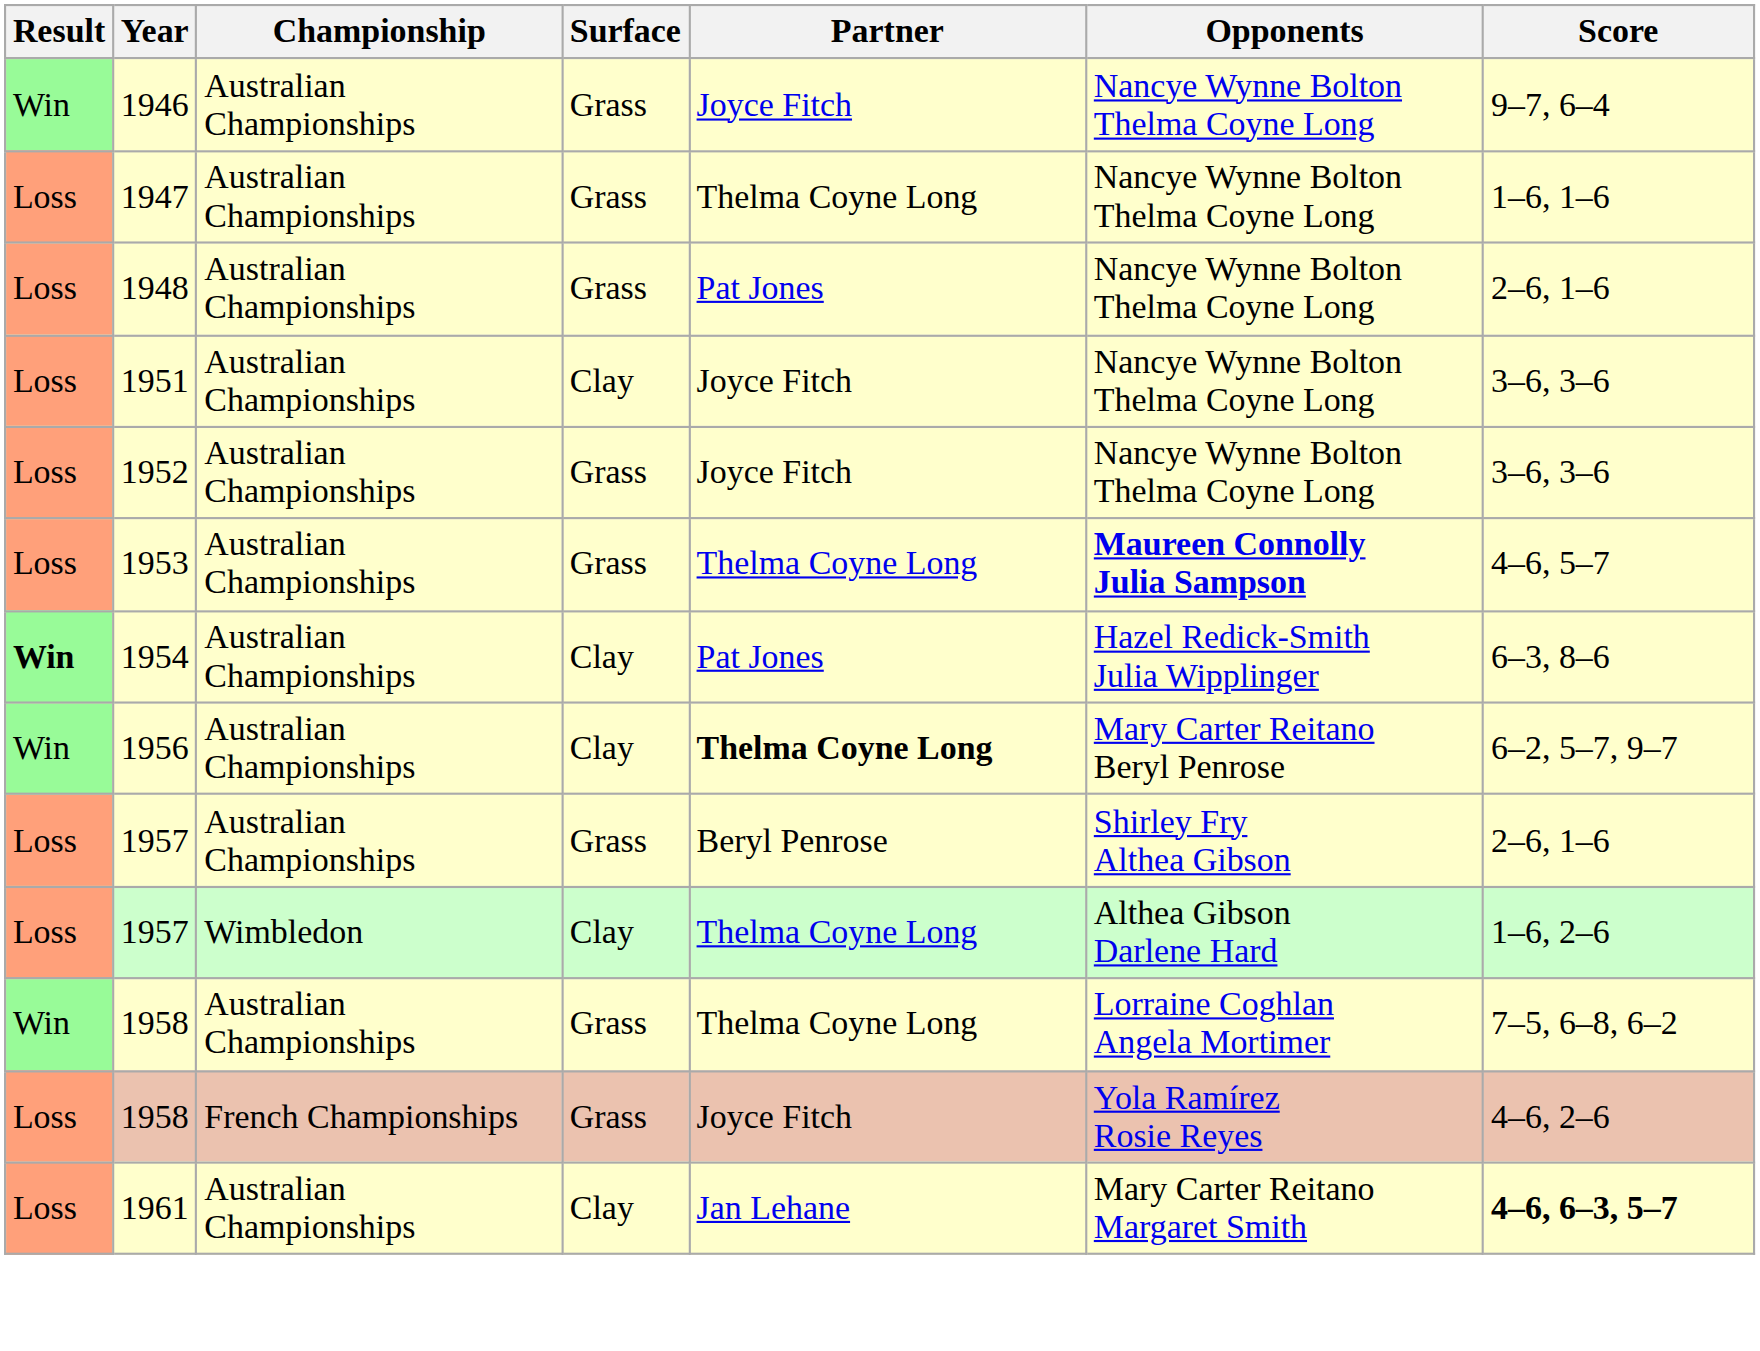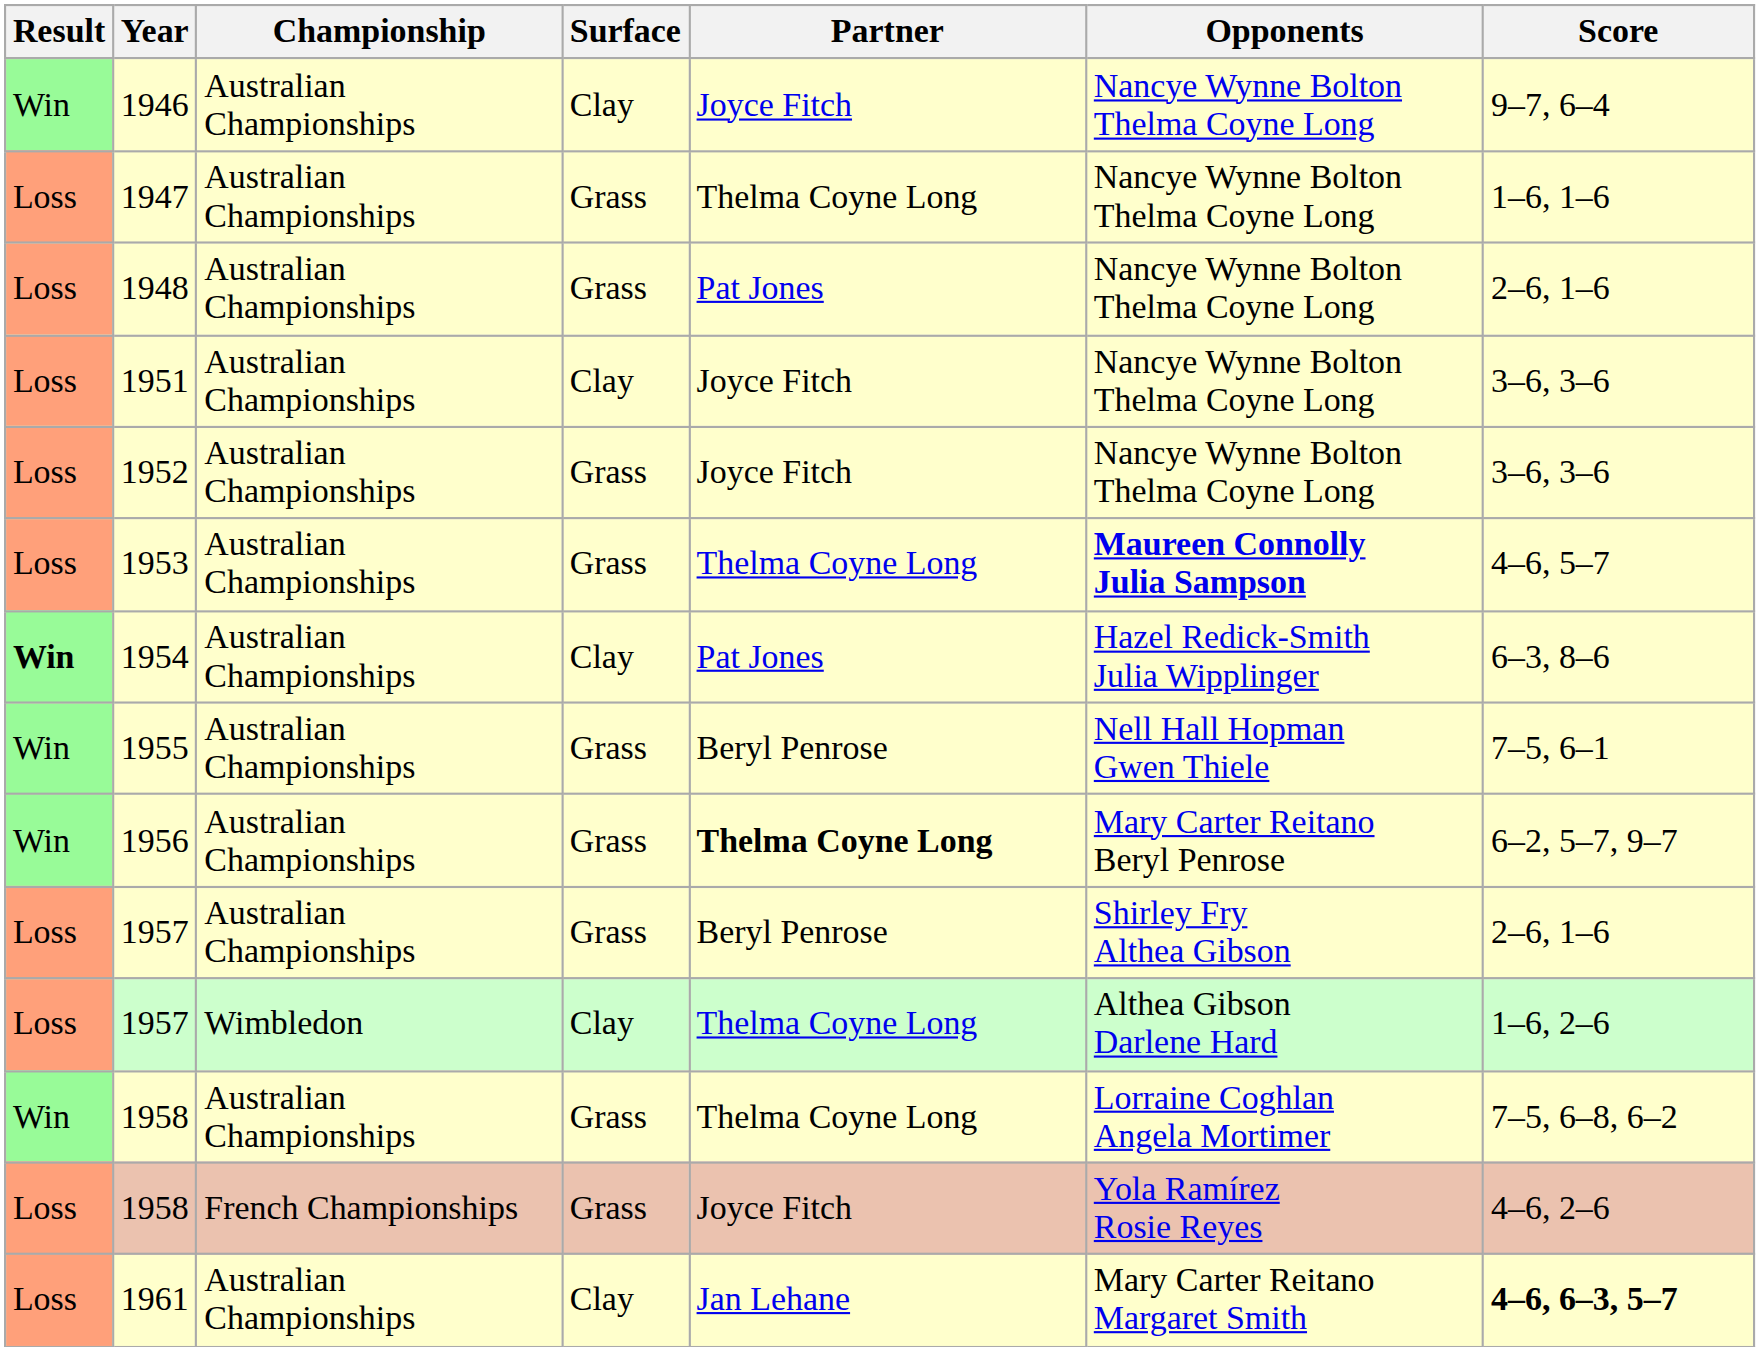(608, 104) Grass -> (602, 104) Clay
+ row: (155, 747)
(602, 747) Clay -> (608, 839) Grass
